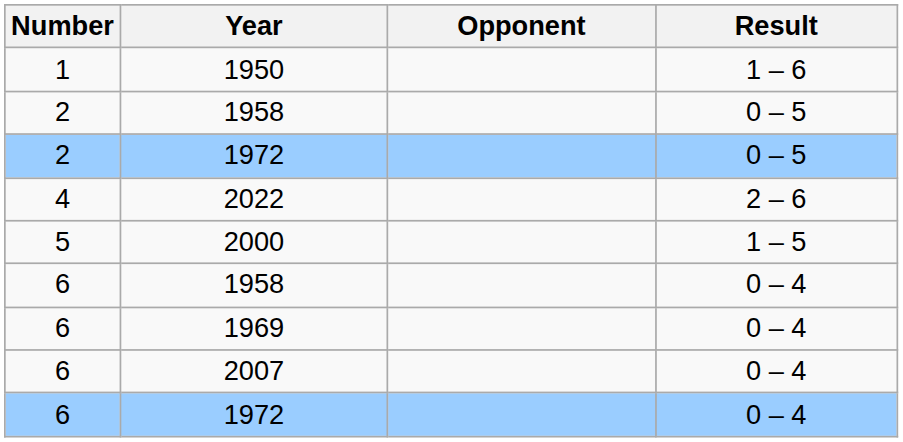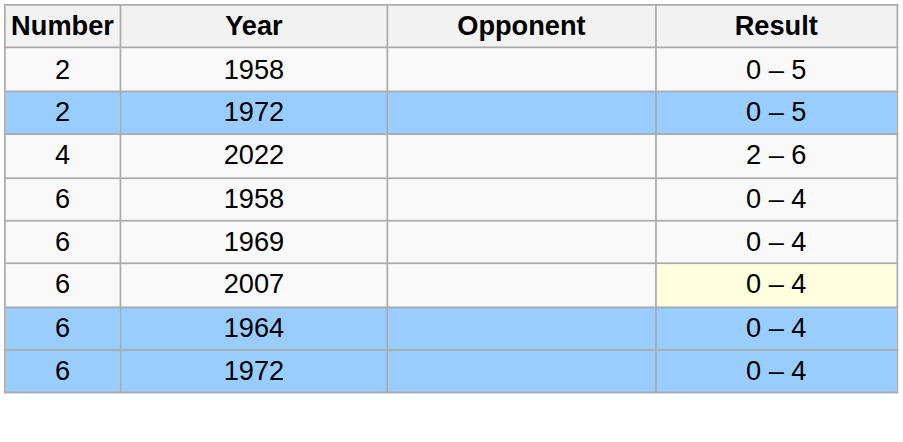- row: (62, 69)
- row: (62, 241)
(776, 371) no background -> (776, 284) lightyellow background
+ row: (62, 328)
